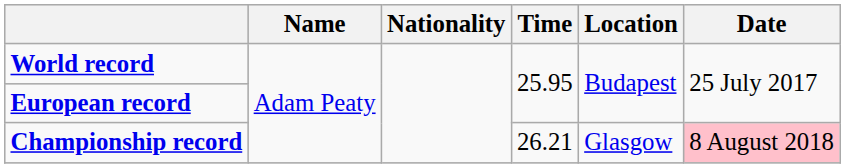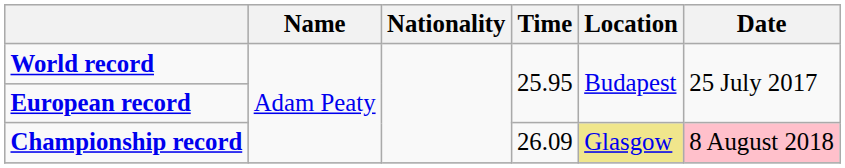(545, 142) 26.21 -> (545, 142) 26.09
(628, 142) no background -> (628, 142) khaki background
